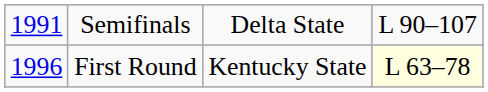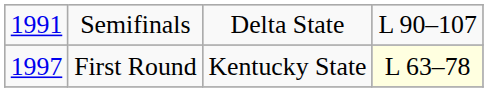(37, 65) 1996 -> (37, 65) 1997
